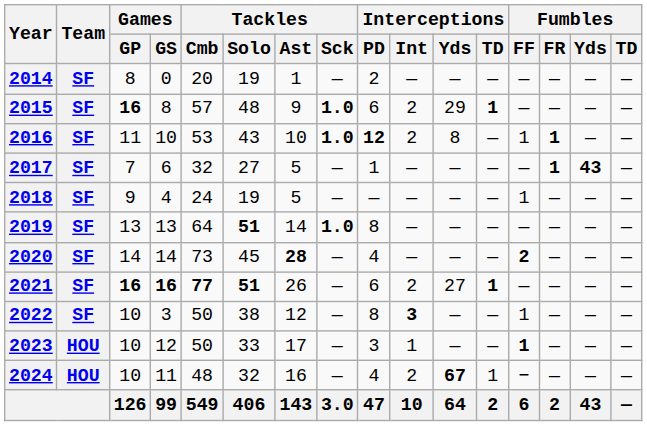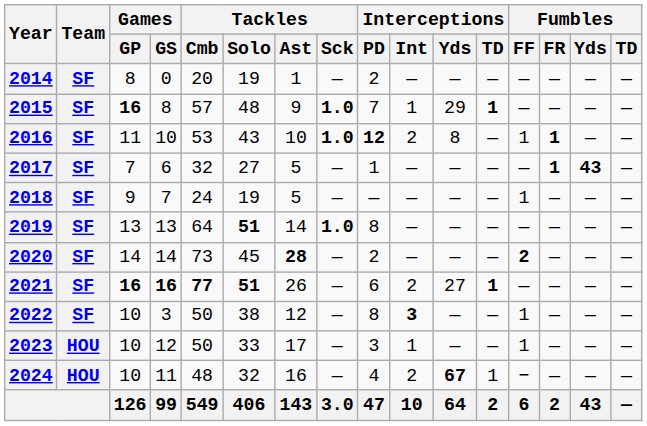(374, 109) 6 -> (374, 109) 7
(412, 109) 2 -> (412, 109) 1
(166, 198) 4 -> (166, 198) 7
(374, 257) 4 -> (374, 257) 2
(524, 346) bold -> (524, 346) normal
